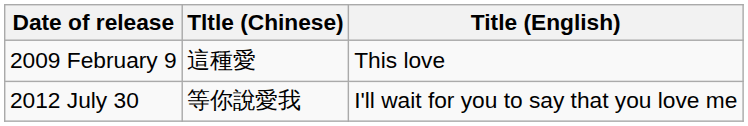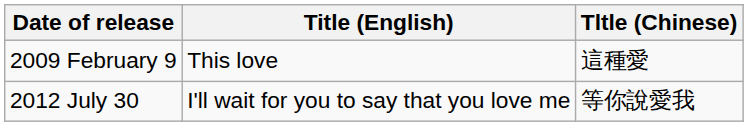columns swapped: (265, 22) <-> (546, 22)
